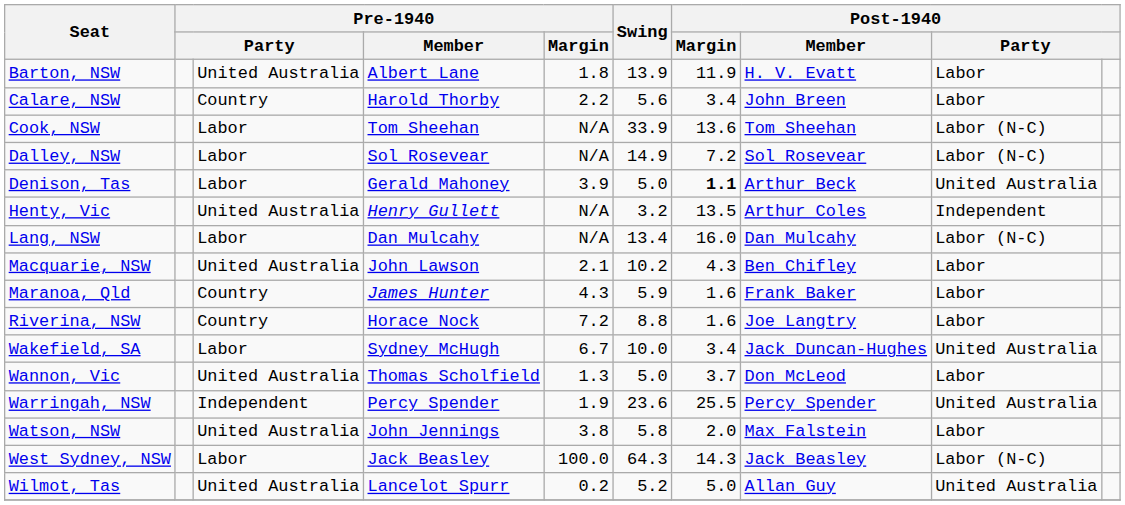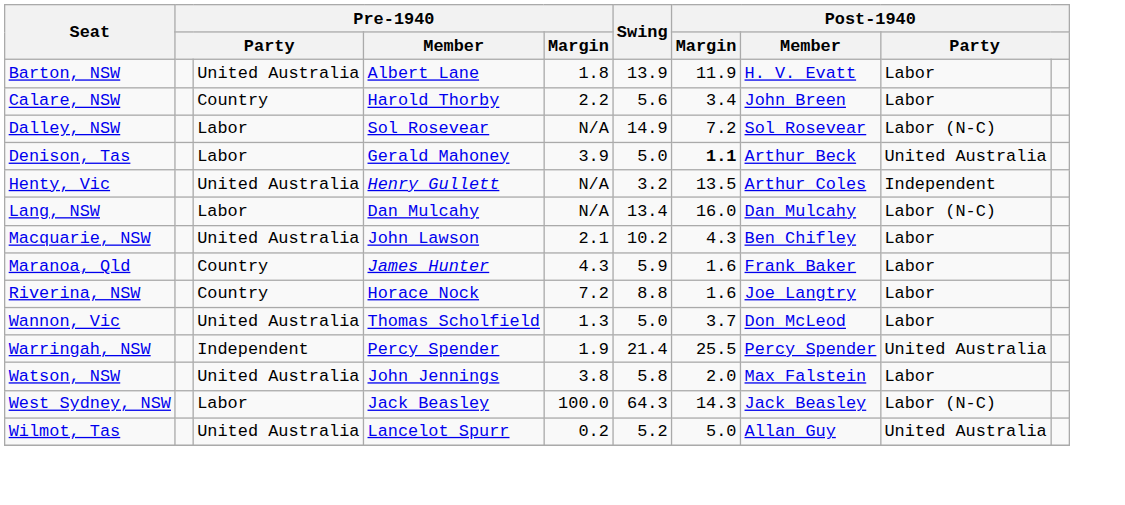- row: (54, 129)
- row: (75, 349)
(647, 404) 23.6 -> (647, 349) 21.4
